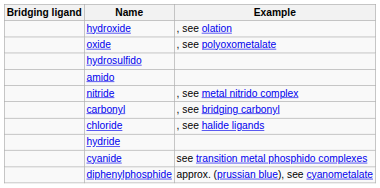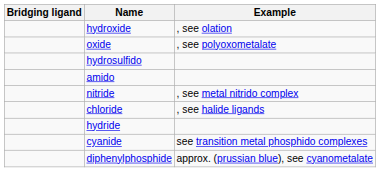- row: (106, 110)
